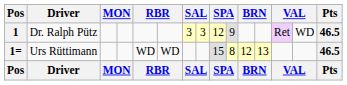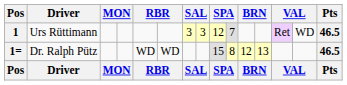(63, 32) Dr. Ralph Pütz -> (63, 32) Urs Rüttimann
(232, 32) 9 -> (232, 32) 7
(63, 51) Urs Rüttimann -> (63, 51) Dr. Ralph Pütz
